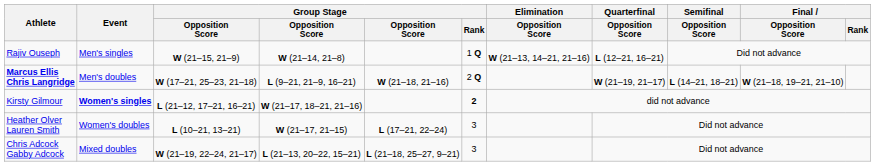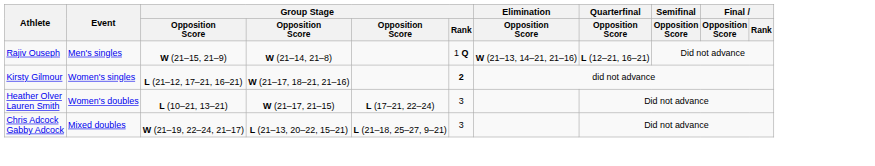- row: (41, 77)
(115, 101) bold -> (102, 77) normal
